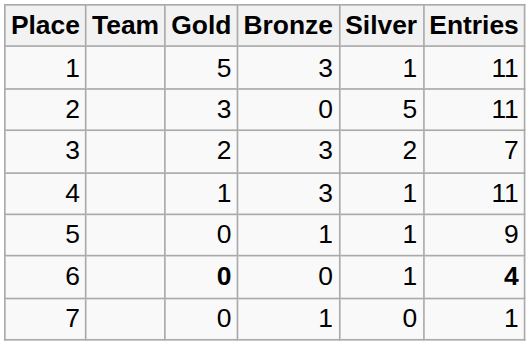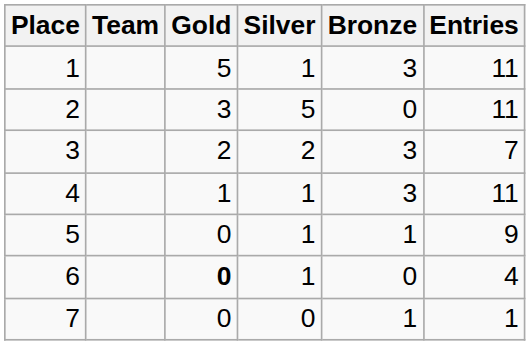columns swapped: (381, 25) <-> (288, 25)
(511, 276) bold -> (511, 276) normal
